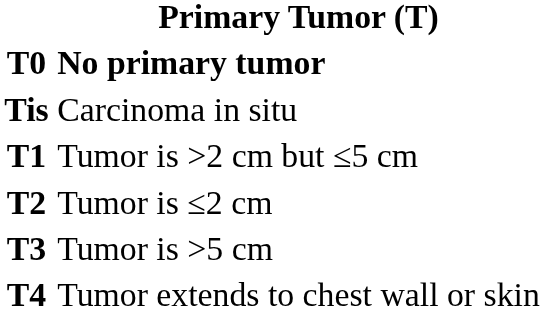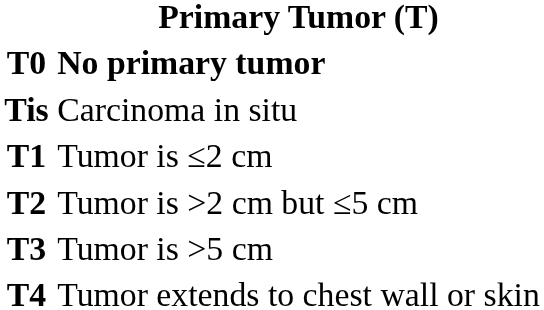(238, 156) Tumor is >2 cm but ≤5 cm -> (165, 156) Tumor is ≤2 cm
(165, 202) Tumor is ≤2 cm -> (238, 202) Tumor is >2 cm but ≤5 cm
